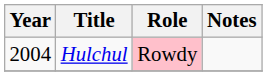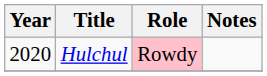(30, 53) 2004 -> (30, 53) 2020
